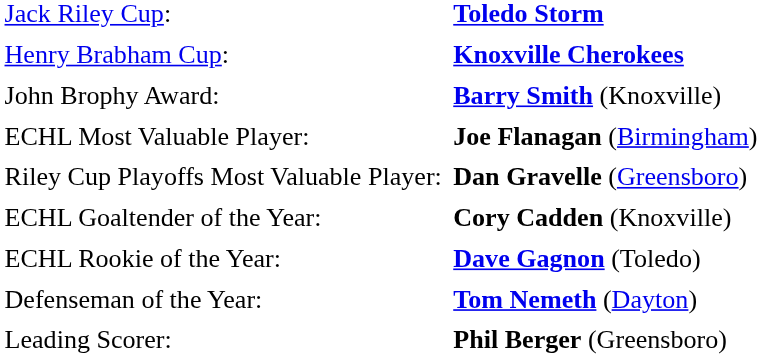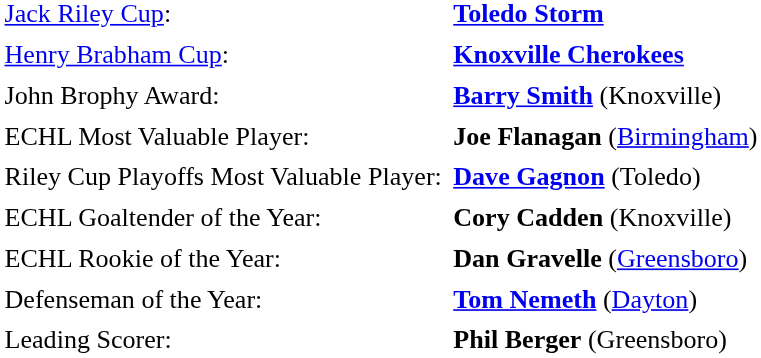(600, 176) Dan Gravelle (Greensboro) -> (577, 176) Dave Gagnon (Toledo)
(577, 258) Dave Gagnon (Toledo) -> (600, 258) Dan Gravelle (Greensboro)
